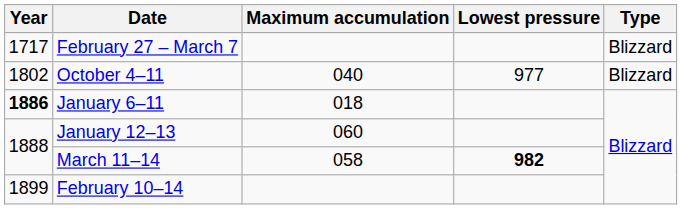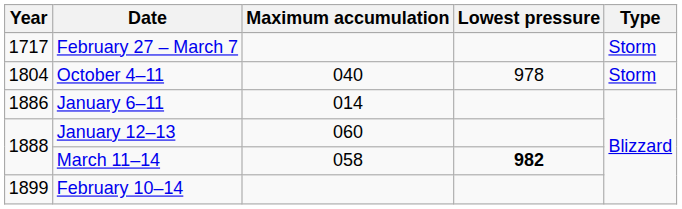(640, 47) Blizzard -> (632, 47) Storm
(29, 75) 1802 -> (29, 75) 1804
(529, 75) 977 -> (529, 75) 978
(640, 75) Blizzard -> (632, 75) Storm
(29, 103) bold -> (29, 103) normal
(348, 103) 018 -> (348, 103) 014
